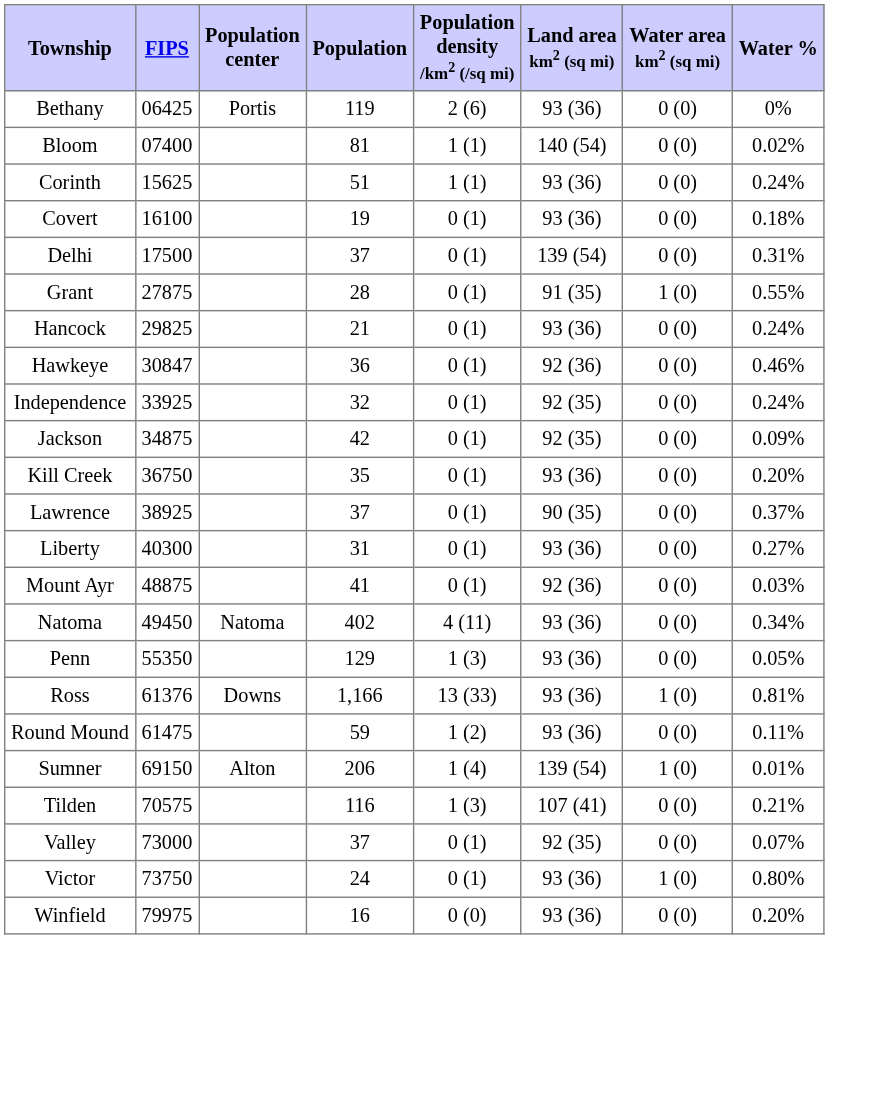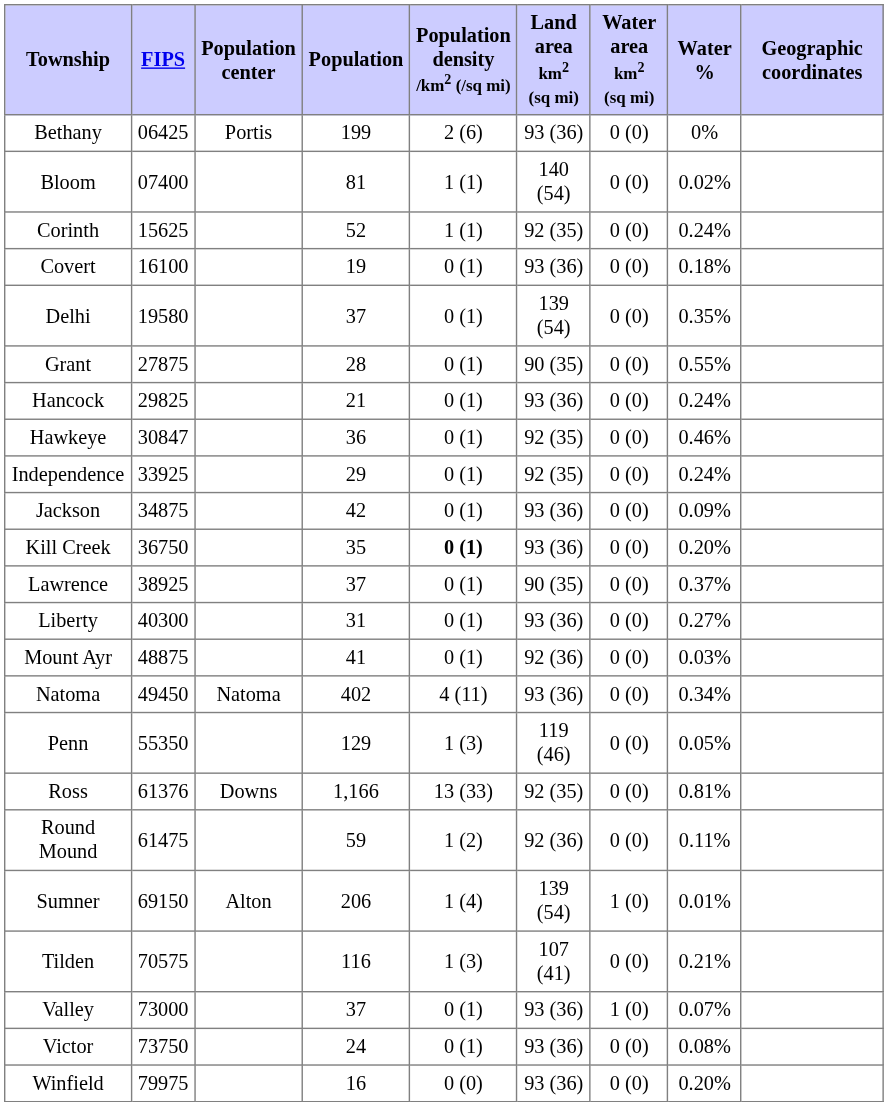+ column: (812, 59)
(360, 108) 119 -> (356, 132) 199
(360, 182) 51 -> (356, 230) 52
(572, 182) 93 (36) -> (554, 230) 92 (35)
(167, 255) 17500 -> (163, 315) 19580
(778, 255) 0.31% -> (705, 315) 0.35%
(572, 292) 91 (35) -> (554, 364) 90 (35)
(678, 292) 1 (0) -> (629, 364) 0 (0)
(572, 365) 92 (36) -> (554, 437) 92 (35)
(360, 402) 32 -> (356, 474) 29
(572, 438) 92 (35) -> (554, 510) 93 (36)
(467, 475) normal -> (463, 547) bold
(572, 658) 93 (36) -> (554, 742) 119 (46)
(572, 695) 93 (36) -> (554, 791) 92 (35)
(678, 695) 1 (0) -> (629, 791) 0 (0)
(572, 732) 93 (36) -> (554, 839) 92 (36)
(572, 842) 92 (35) -> (554, 1009) 93 (36)
(678, 842) 0 (0) -> (629, 1009) 1 (0)
(678, 878) 1 (0) -> (629, 1046) 0 (0)
(778, 878) 0.80% -> (705, 1046) 0.08%
